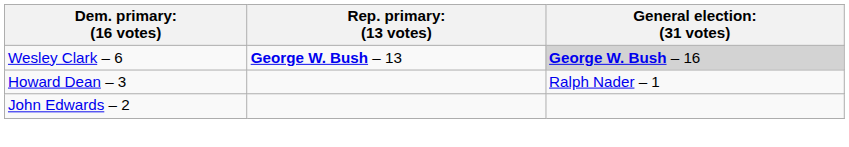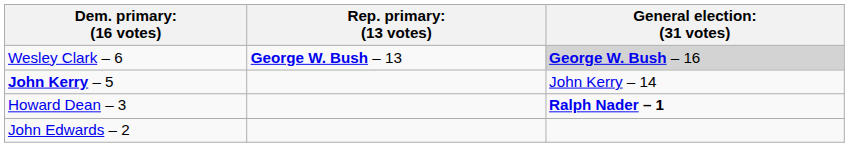+ row: (61, 81)
(604, 81) normal -> (607, 105) bold
